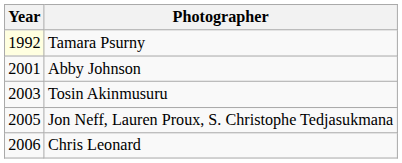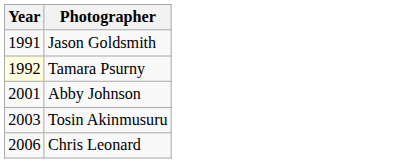+ row: (102, 42)
- row: (221, 119)
